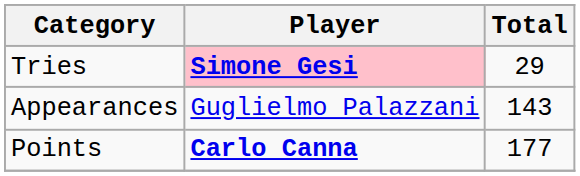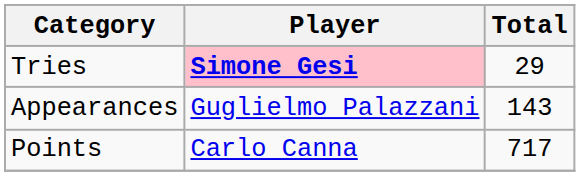(274, 150) bold -> (274, 150) normal
(530, 150) 177 -> (530, 150) 717
